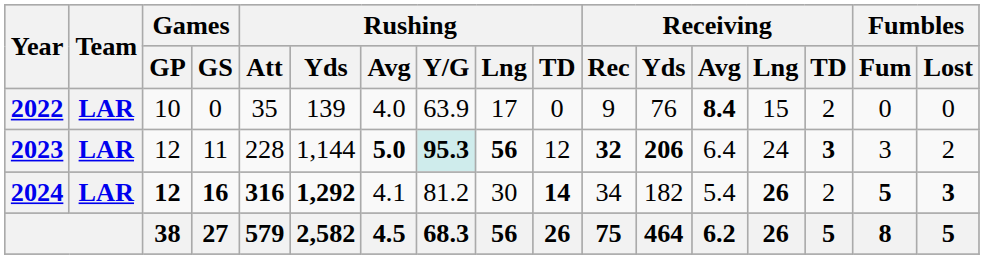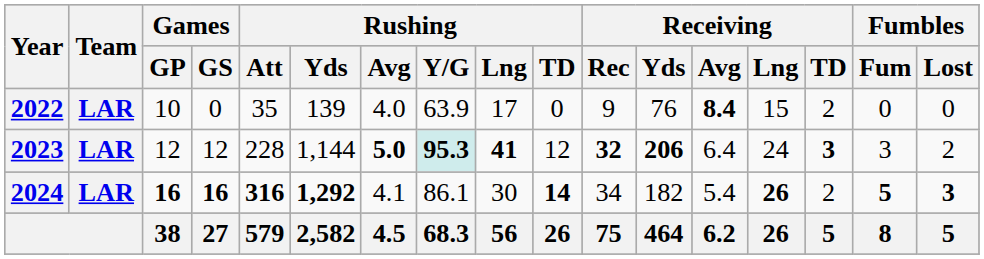(215, 150) 11 -> (215, 150) 12
(504, 150) 56 -> (504, 150) 41
(167, 191) 12 -> (167, 191) 16
(446, 191) 81.2 -> (446, 191) 86.1
